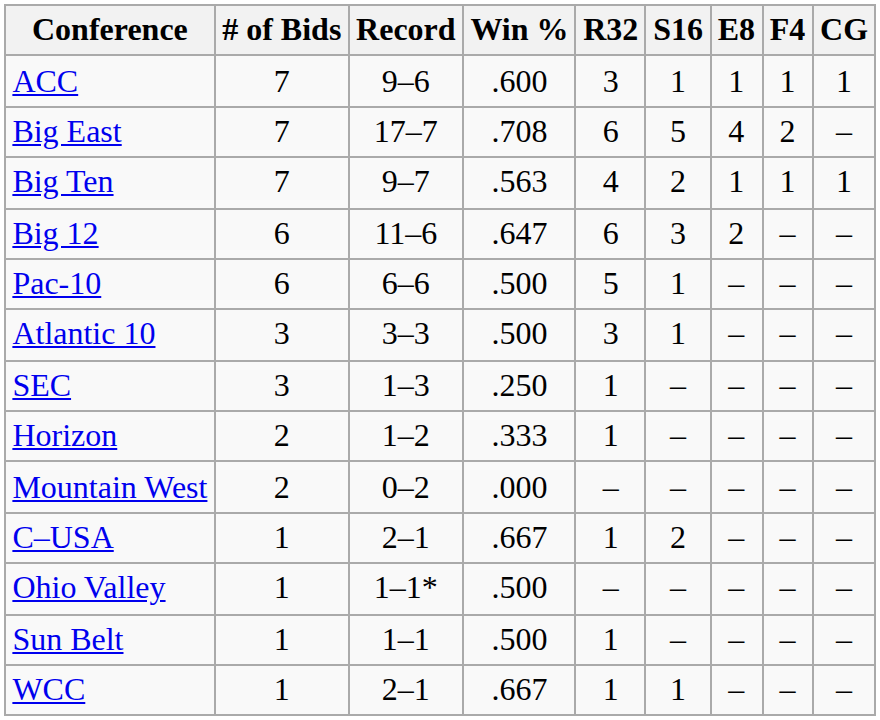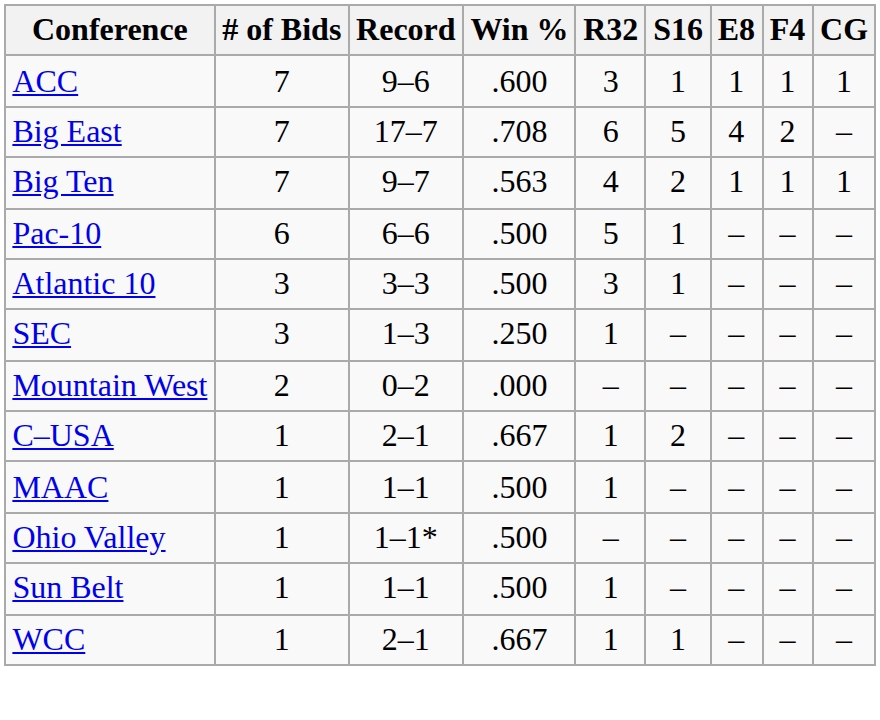- row: (56, 232)
- row: (65, 435)
+ row: (60, 486)
